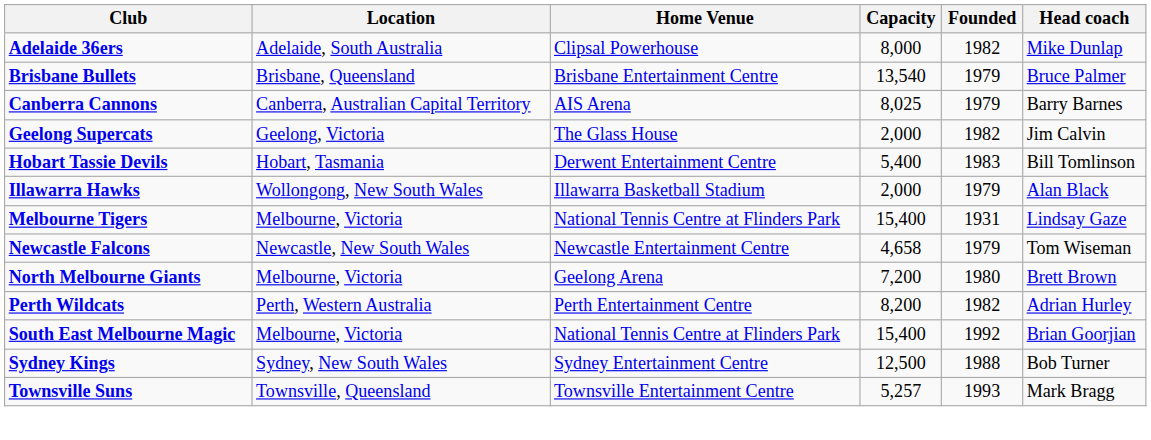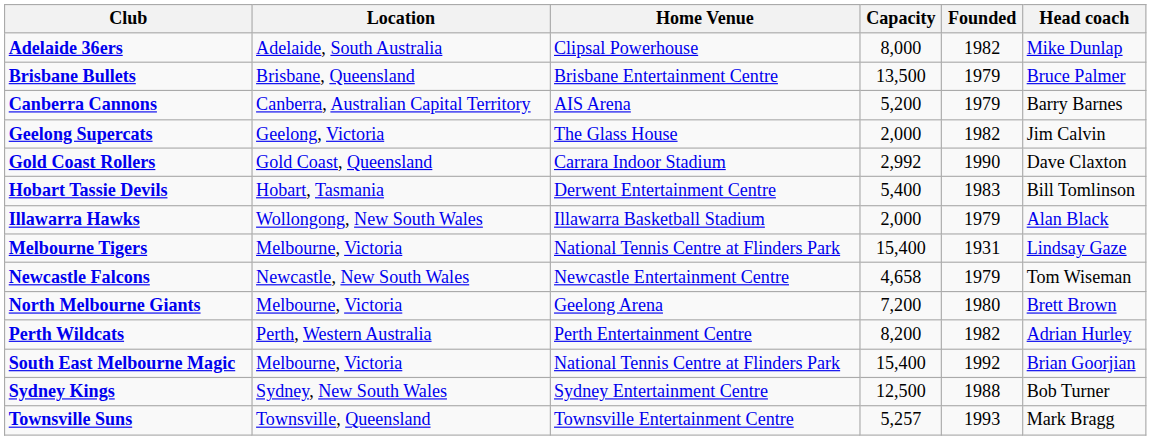(901, 76) 13,540 -> (901, 76) 13,500
(901, 104) 8,025 -> (901, 104) 5,200
+ row: (82, 162)
